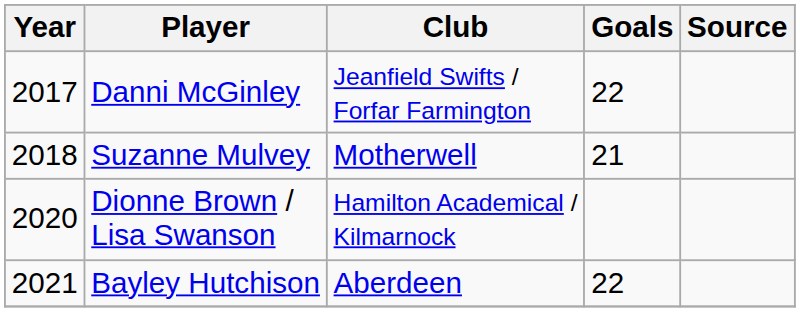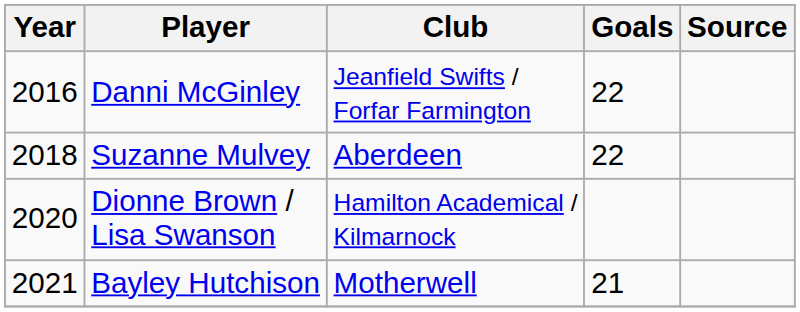(45, 91) 2017 -> (45, 91) 2016
(405, 155) Motherwell -> (398, 155) Aberdeen
(608, 155) 21 -> (608, 155) 22
(398, 282) Aberdeen -> (405, 282) Motherwell
(608, 282) 22 -> (608, 282) 21
